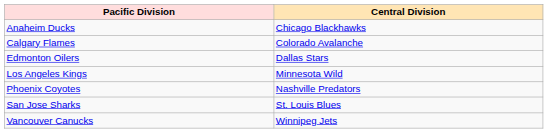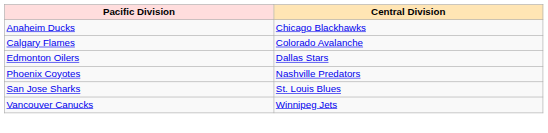- row: (47, 74)
